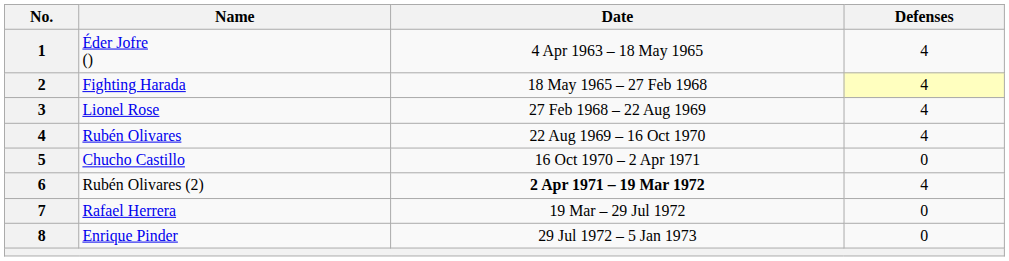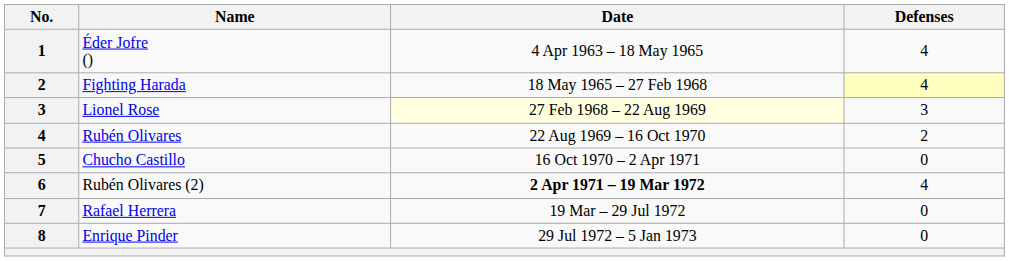(617, 110) no background -> (617, 110) lightyellow background
(924, 110) 4 -> (924, 110) 3
(924, 135) 4 -> (924, 135) 2
